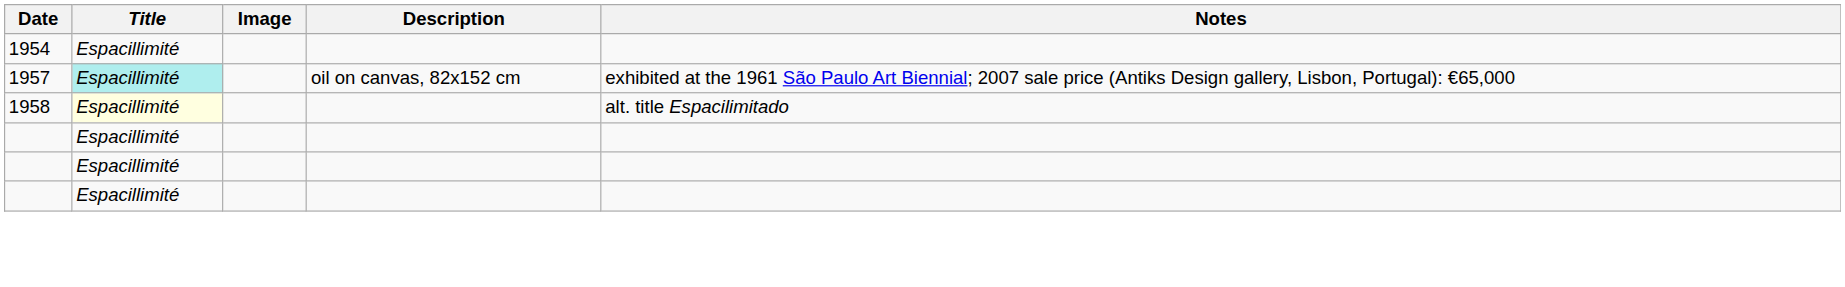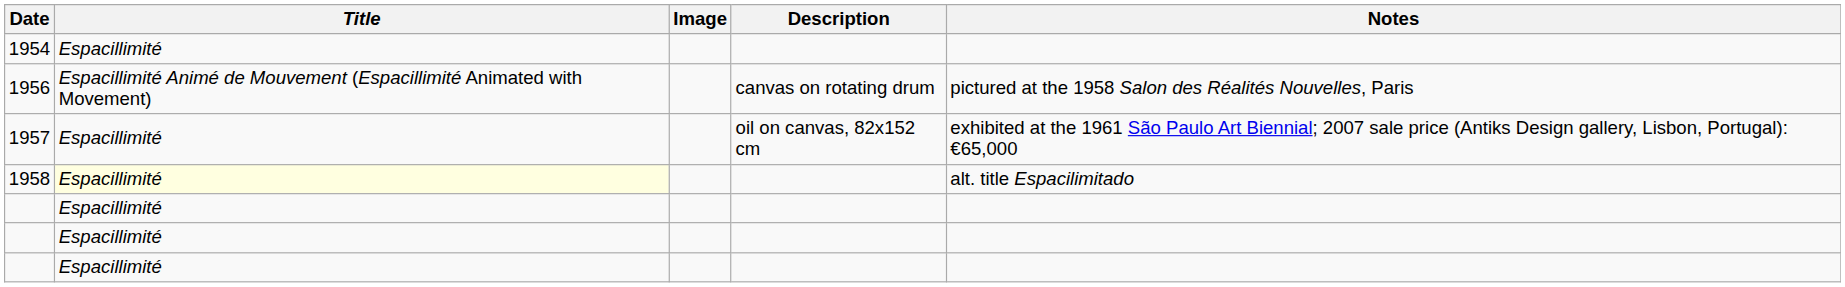+ row: (30, 88)
(128, 78) paleturquoise background -> (110, 138) no background
